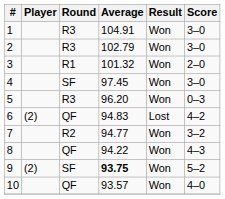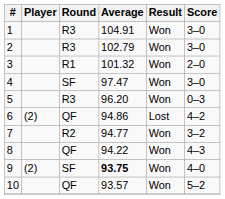(115, 82) 97.45 -> (115, 82) 97.47
(115, 116) 94.83 -> (115, 116) 94.86
(196, 168) 5–2 -> (196, 168) 4–0
(196, 185) 4–0 -> (196, 185) 5–2
